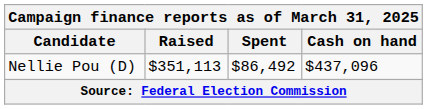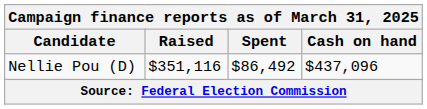(185, 67) $351,113 -> (185, 67) $351,116
